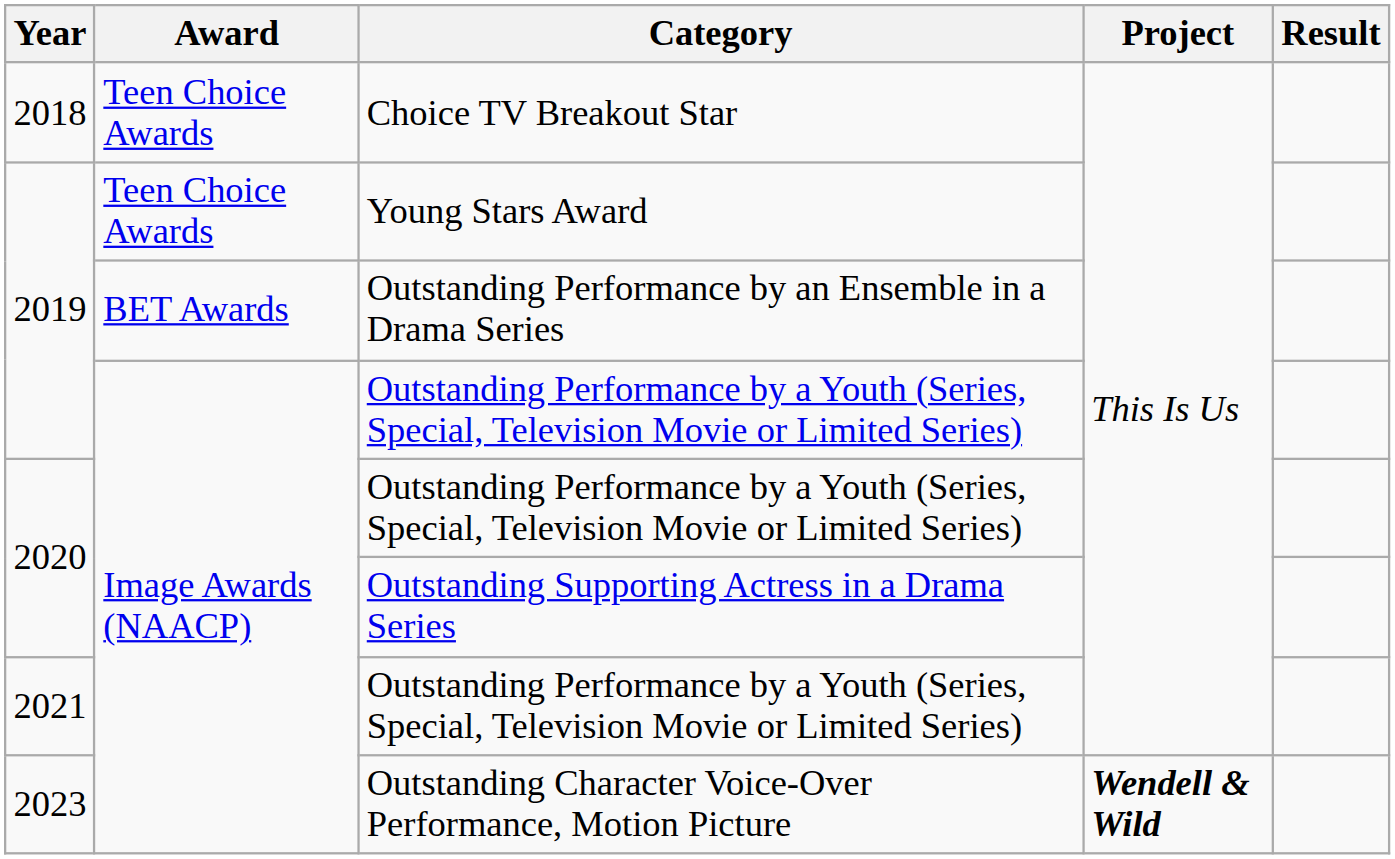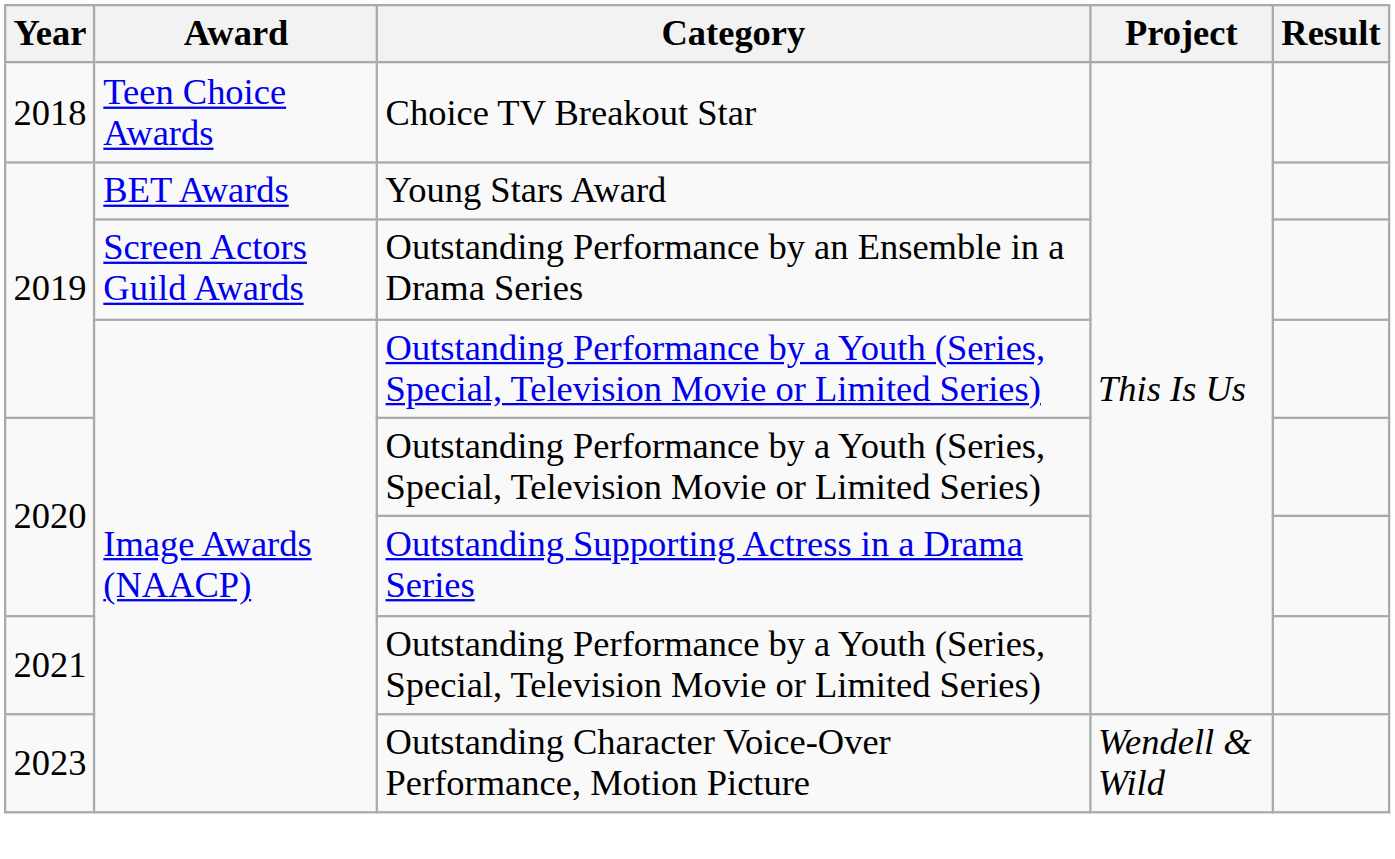(195, 210) Teen Choice Awards -> (196, 190) BET Awards
(196, 309) BET Awards -> (205, 268) Screen Actors Guild Awards
(1170, 804) bold -> (1175, 763) normal
